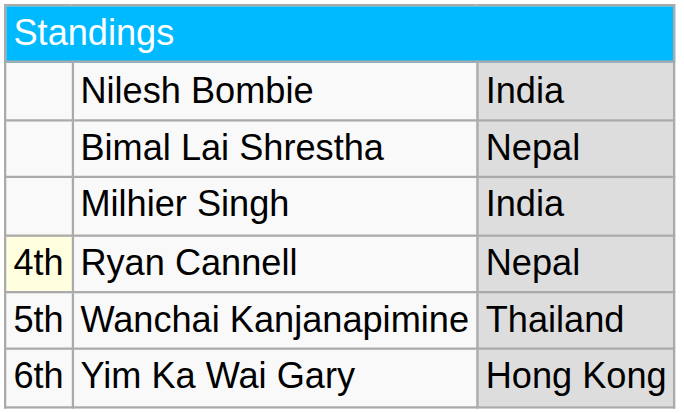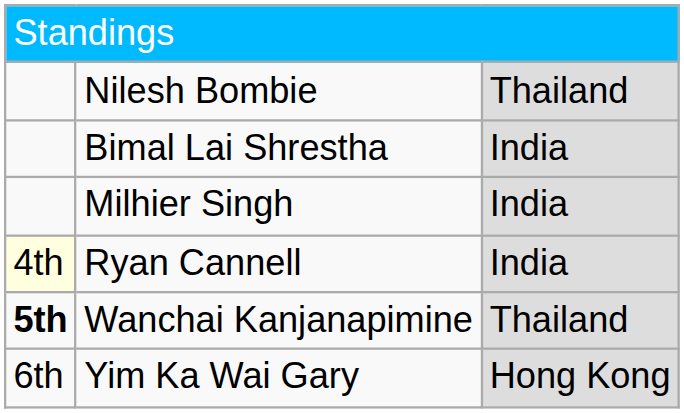(525, 90) India -> (559, 90) Thailand
(533, 147) Nepal -> (529, 147) India
(533, 262) Nepal -> (529, 262) India
(39, 319) normal -> (41, 319) bold
